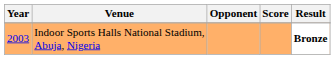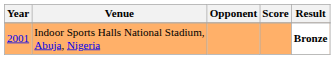(18, 38) 2003 -> (18, 38) 2001
